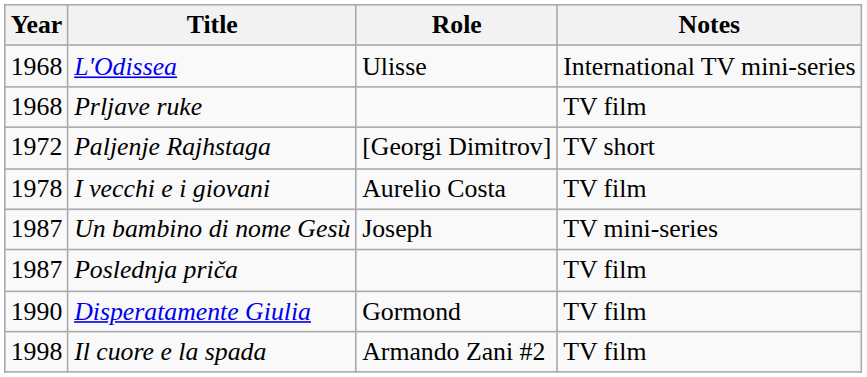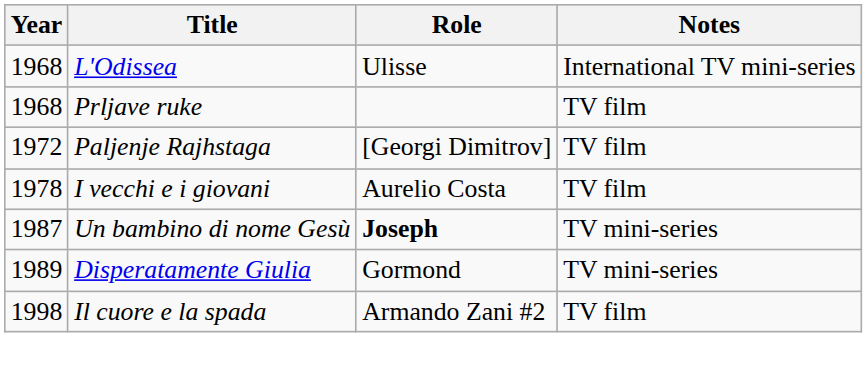(609, 147) TV short -> (605, 147) TV film
(397, 229) normal -> (400, 229) bold
- row: (156, 270)
(37, 310) 1990 -> (37, 270) 1989
(605, 310) TV film -> (641, 270) TV mini-series
